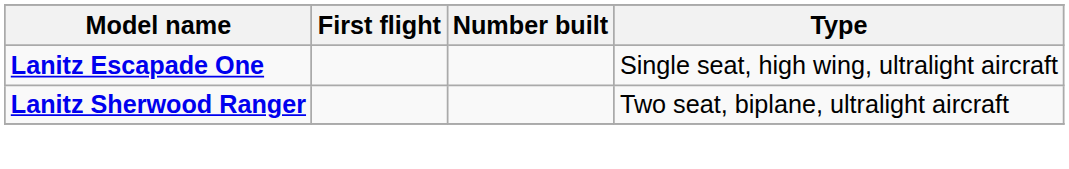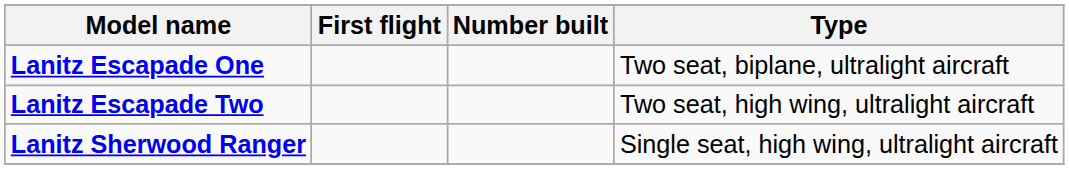(839, 65) Single seat, high wing, ultralight aircraft -> (814, 65) Two seat, biplane, ultralight aircraft
+ row: (137, 105)
(814, 105) Two seat, biplane, ultralight aircraft -> (839, 145) Single seat, high wing, ultralight aircraft
